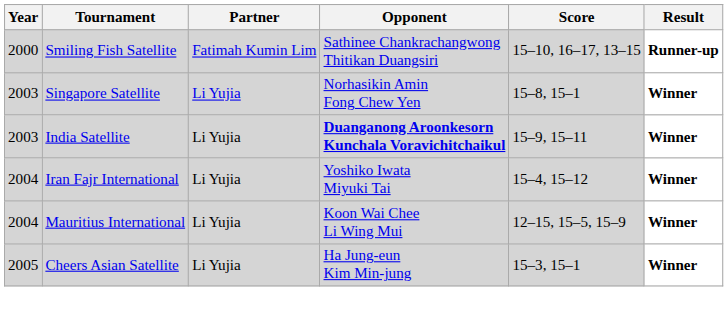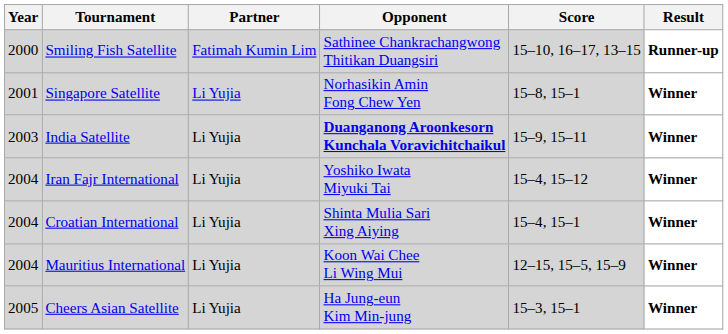(23, 94) 2003 -> (23, 94) 2001
+ row: (112, 222)
